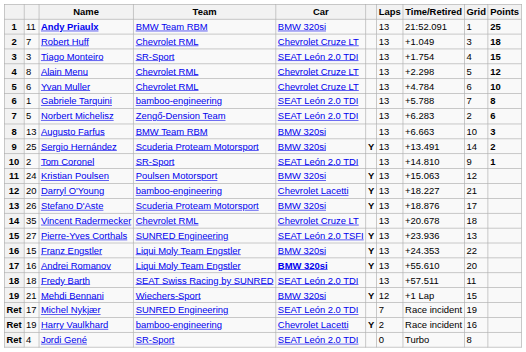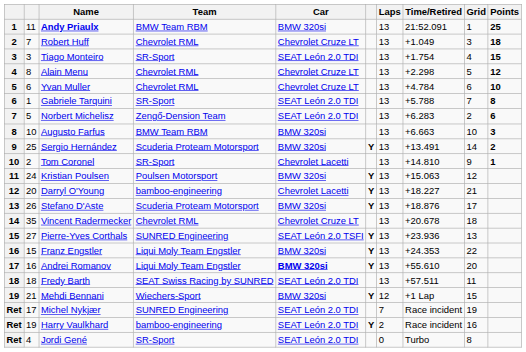(179, 101) bamboo-engineering -> (155, 101) SR-Sport
(31, 131) 13 -> (31, 131) 10
(318, 161) SEAT León 2.0 TDI -> (313, 161) Chevrolet Lacetti
(313, 325) Chevrolet Lacetti -> (318, 325) SEAT León 2.0 TDI
